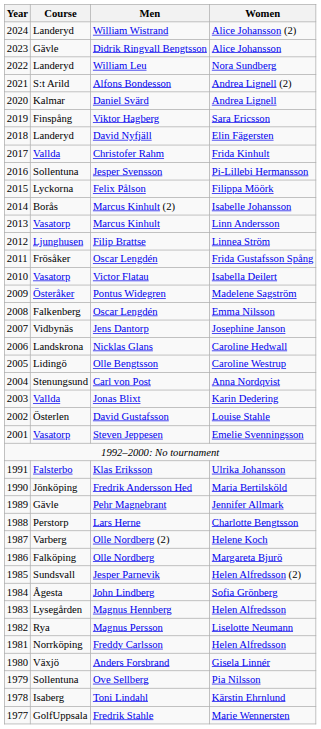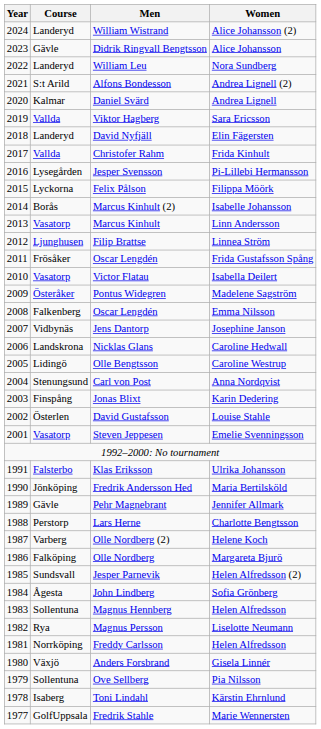(53, 118) Finspång -> (47, 118) Vallda
(56, 171) Sollentuna -> (58, 171) Lysegården
(47, 399) Vallda -> (53, 399) Finspång
(58, 609) Lysegården -> (56, 609) Sollentuna
